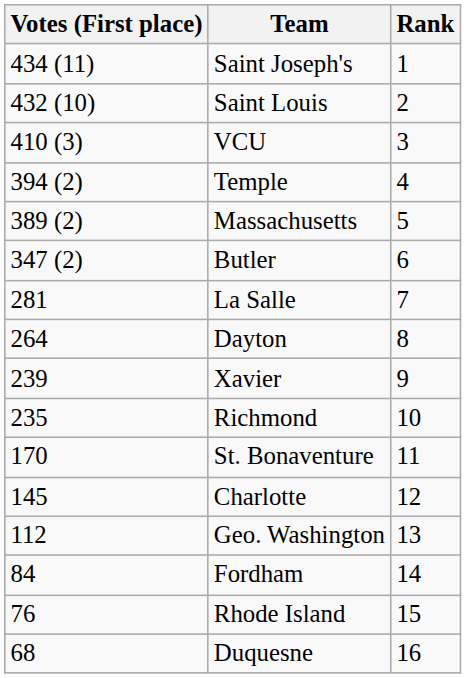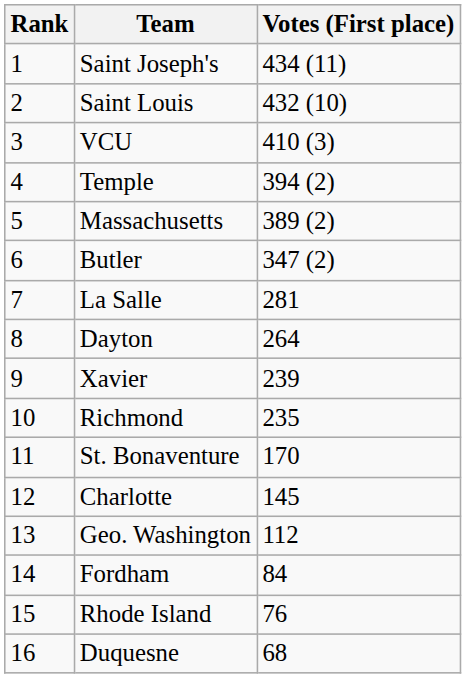columns swapped: (425, 24) <-> (106, 24)
